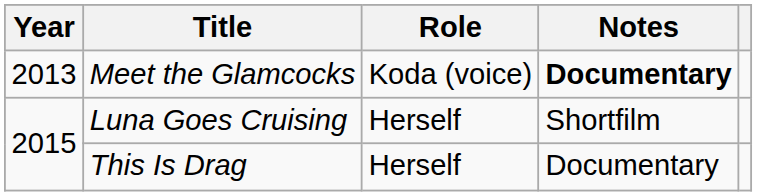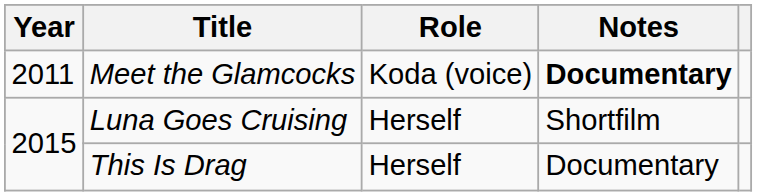(44, 73) 2013 -> (43, 73) 2011
